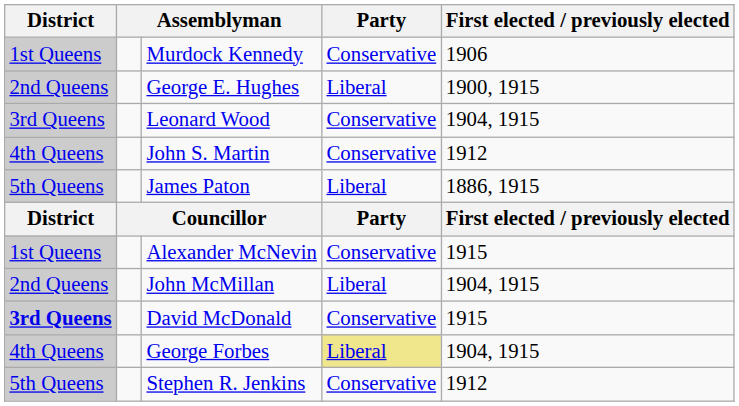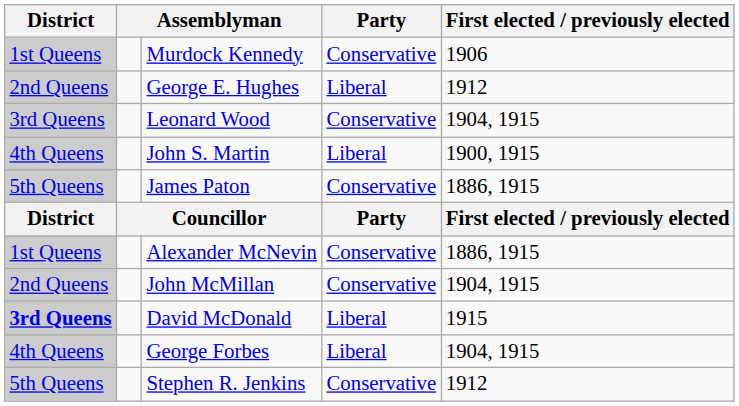(493, 86) 1900, 1915 -> (467, 86) 1912
(381, 152) Conservative -> (356, 152) Liberal
(467, 152) 1912 -> (493, 152) 1900, 1915
(356, 185) Liberal -> (381, 185) Conservative
(467, 251) 1915 -> (493, 251) 1886, 1915
(356, 284) Liberal -> (381, 284) Conservative
(381, 317) Conservative -> (356, 317) Liberal
(356, 350) khaki background -> (356, 350) no background
